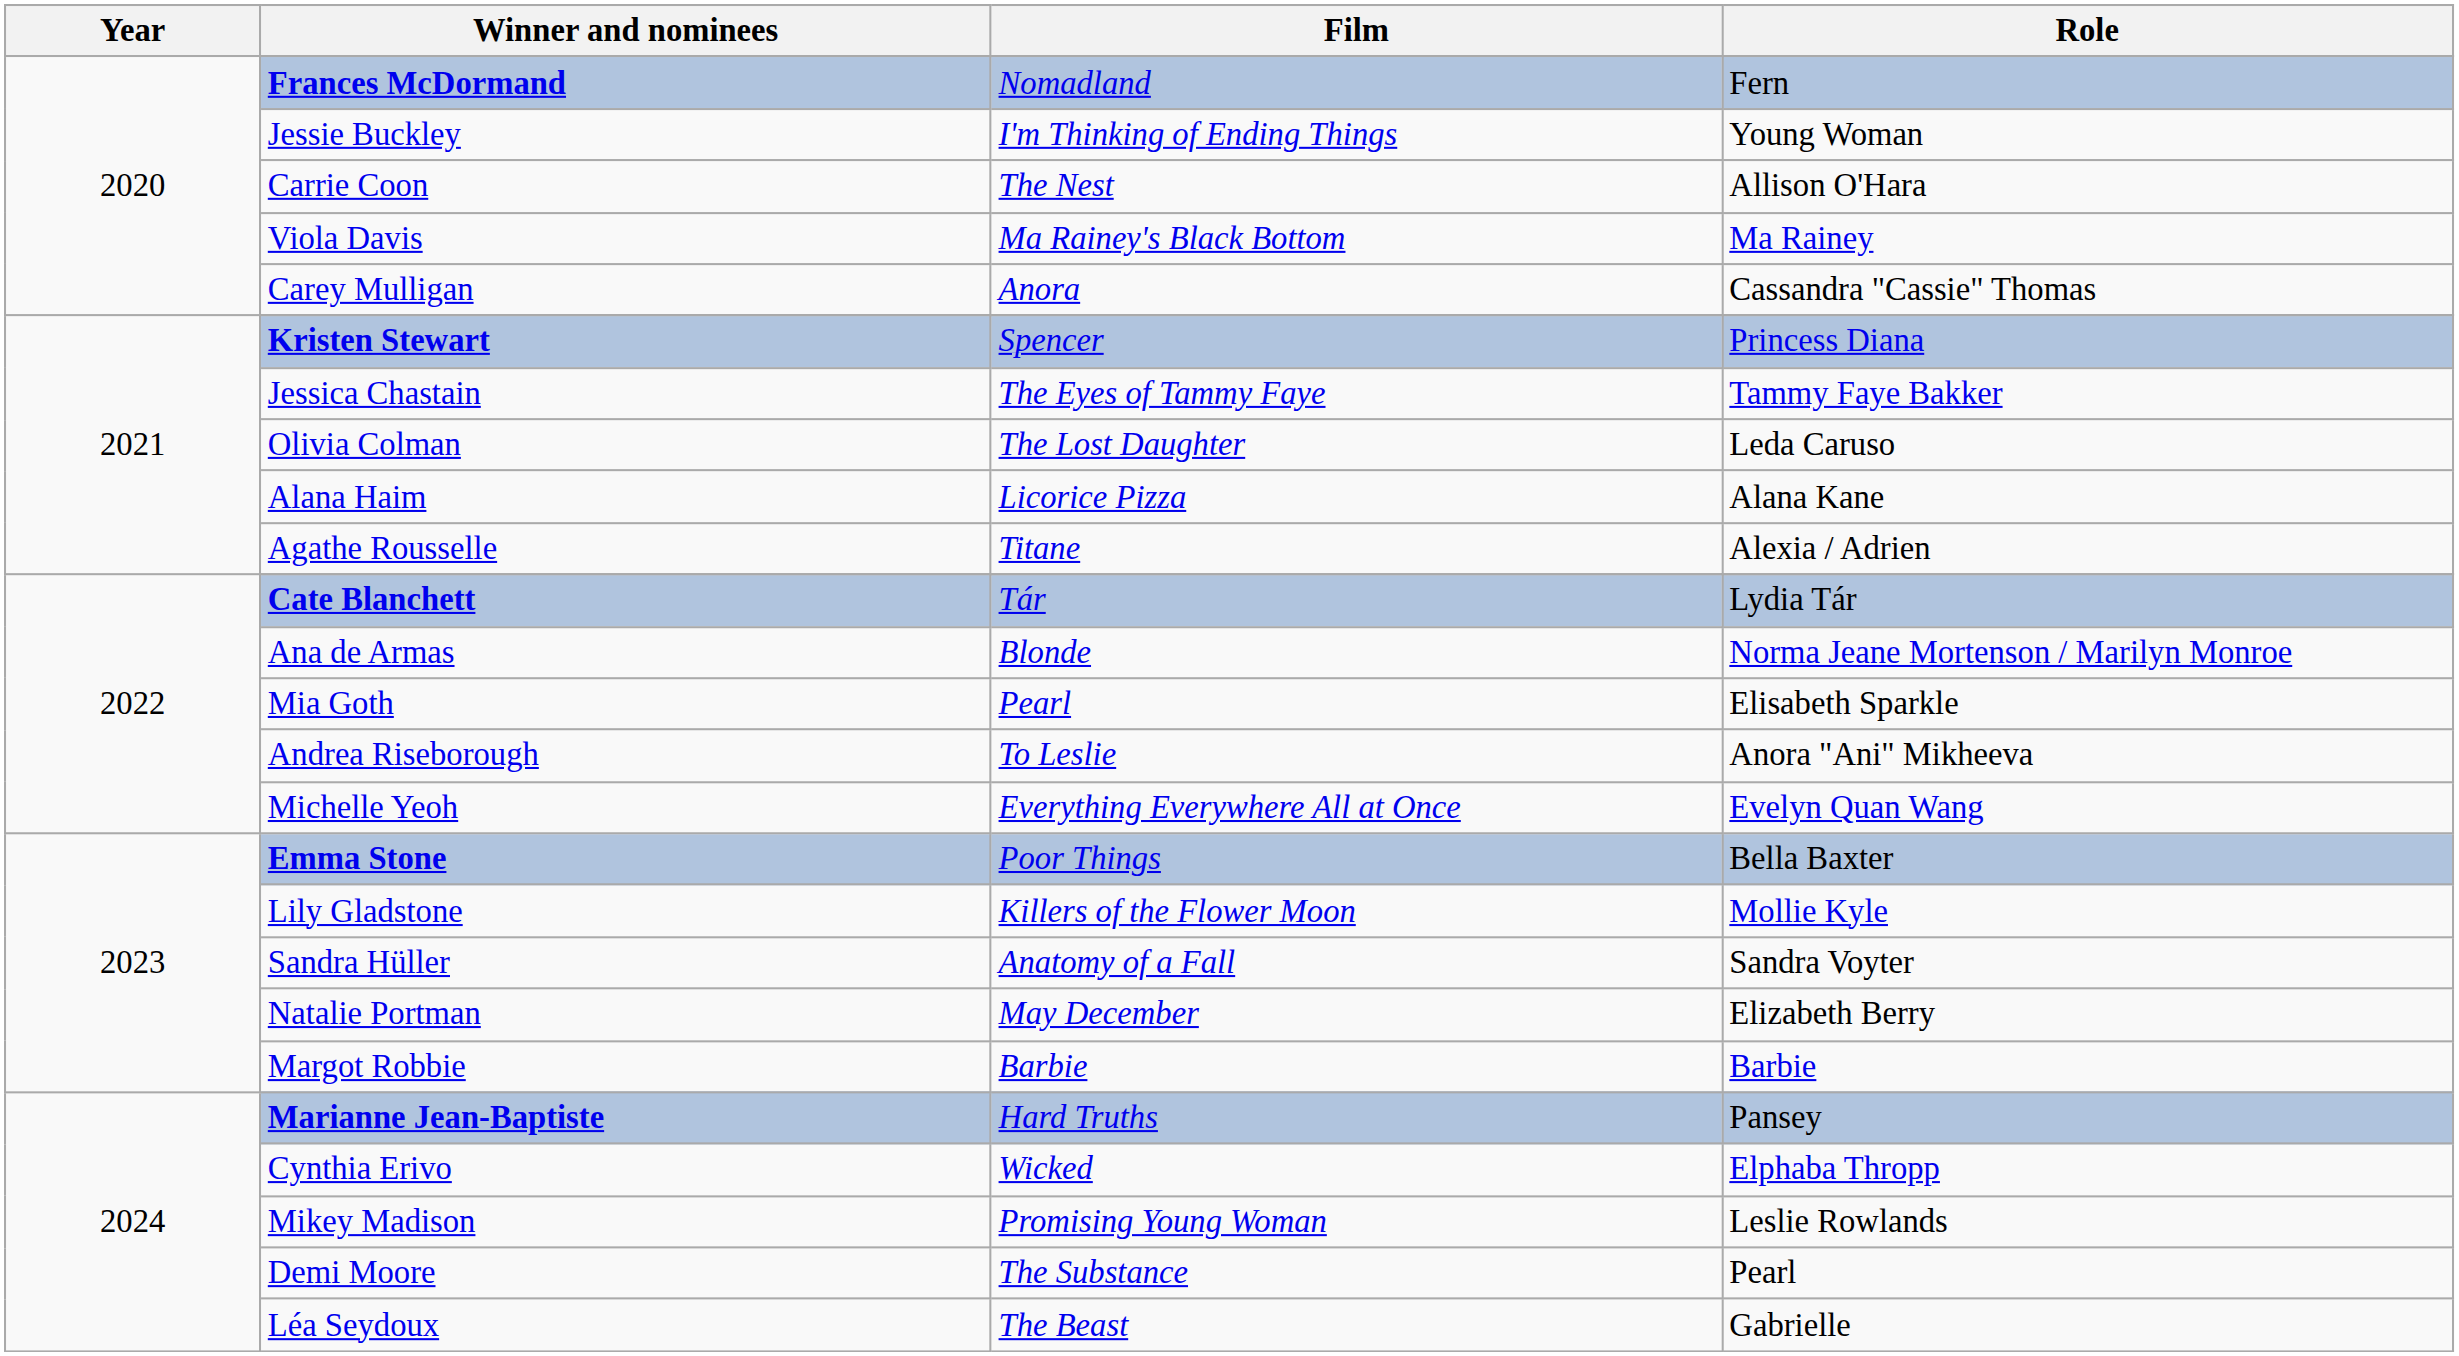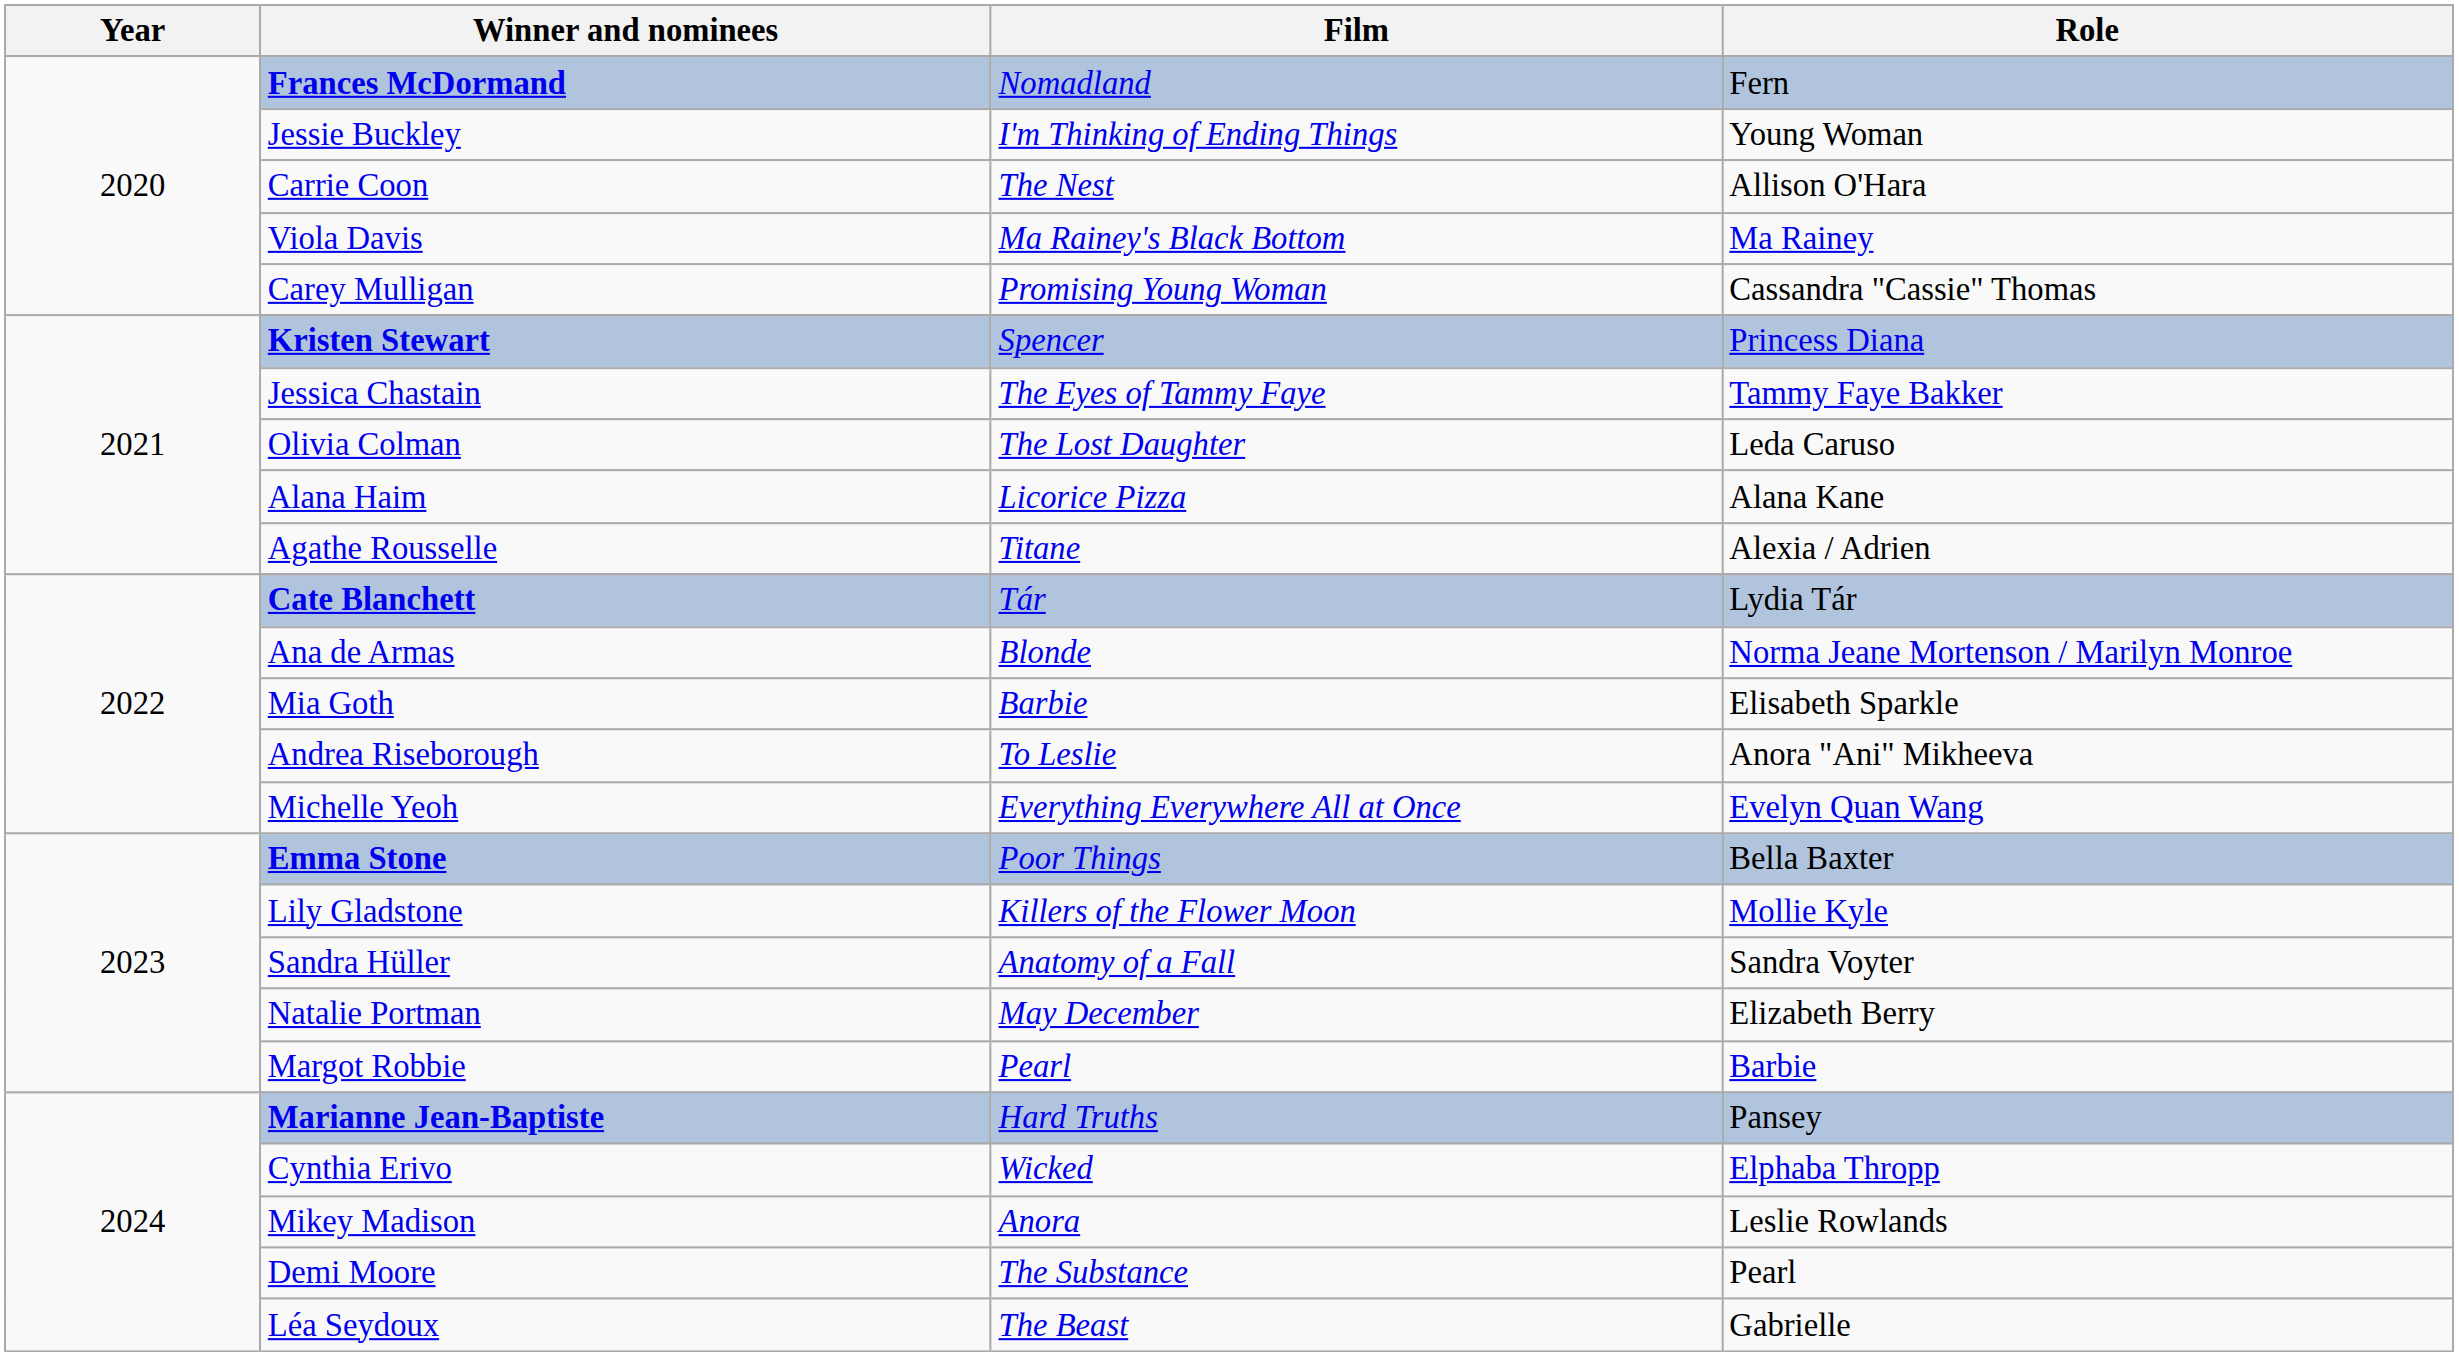(1039, 289) Anora -> (1163, 289) Promising Young Woman
(1035, 703) Pearl -> (1043, 703) Barbie
(1043, 1065) Barbie -> (1035, 1065) Pearl
(1163, 1220) Promising Young Woman -> (1039, 1220) Anora
